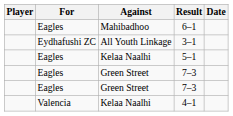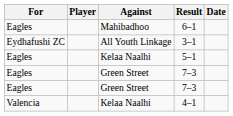columns swapped: (20, 12) <-> (67, 12)
